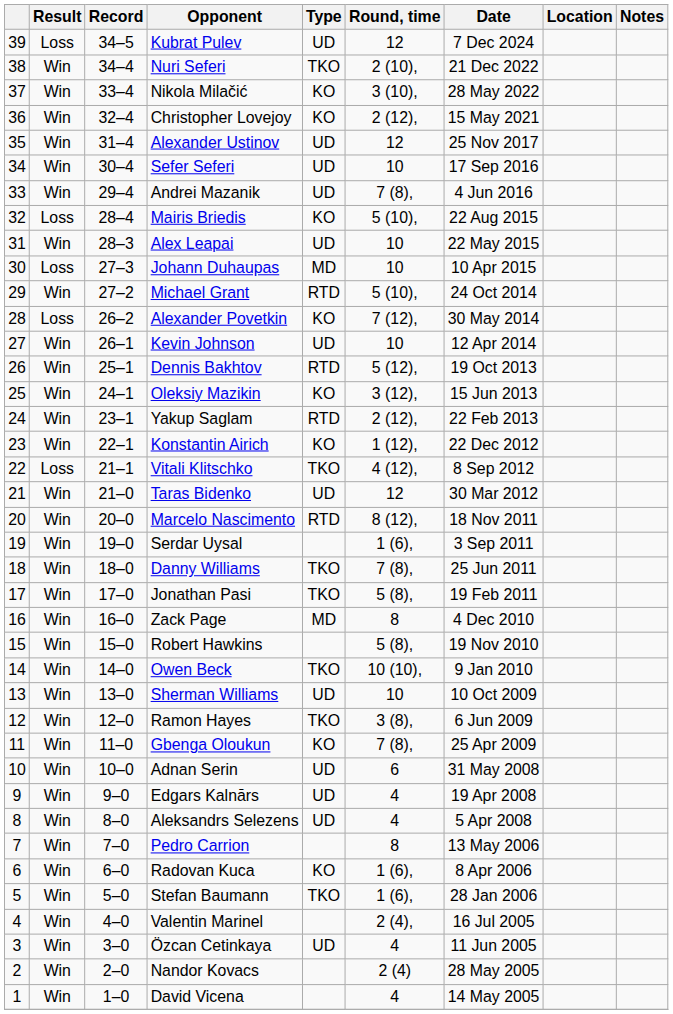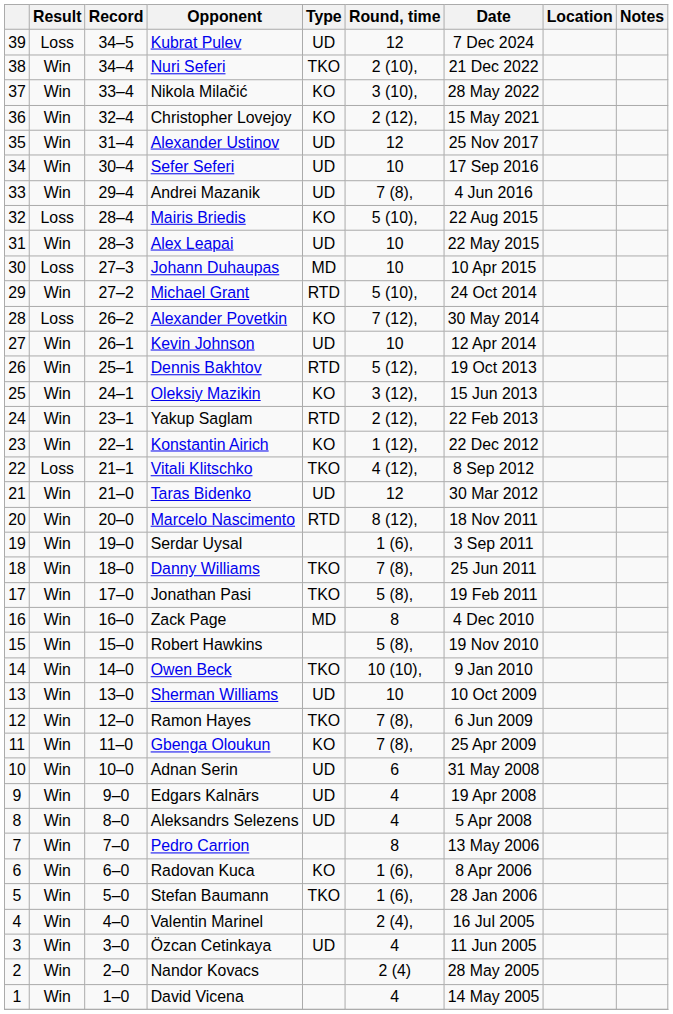(395, 720) 3 (8), -> (395, 720) 7 (8),
